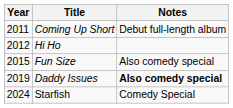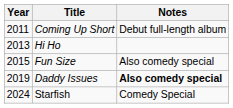(18, 45) 2012 -> (18, 45) 2013
